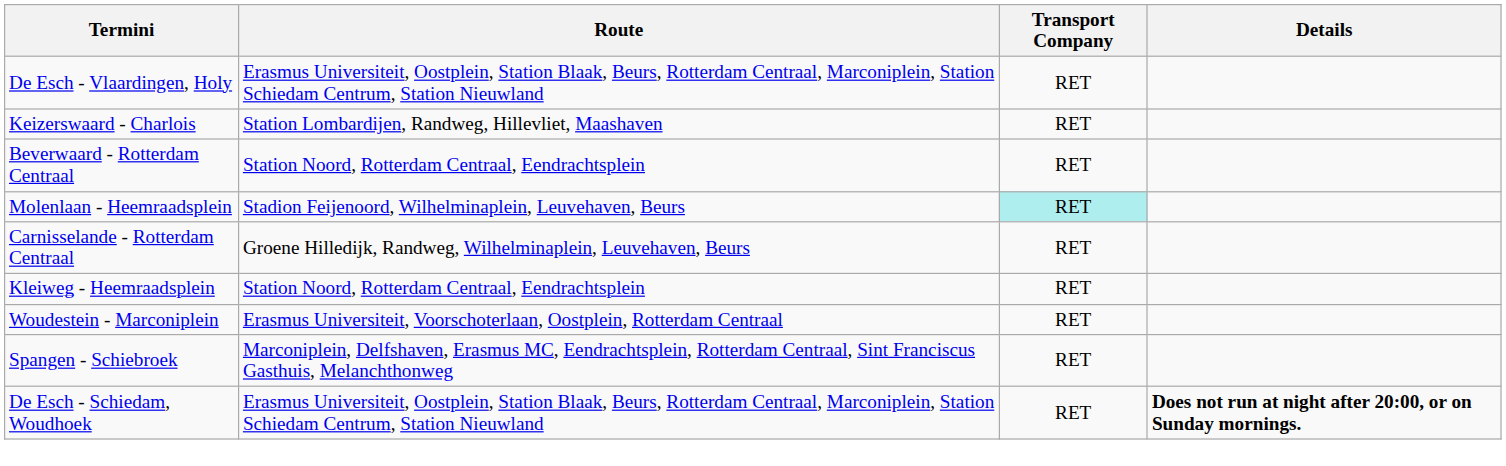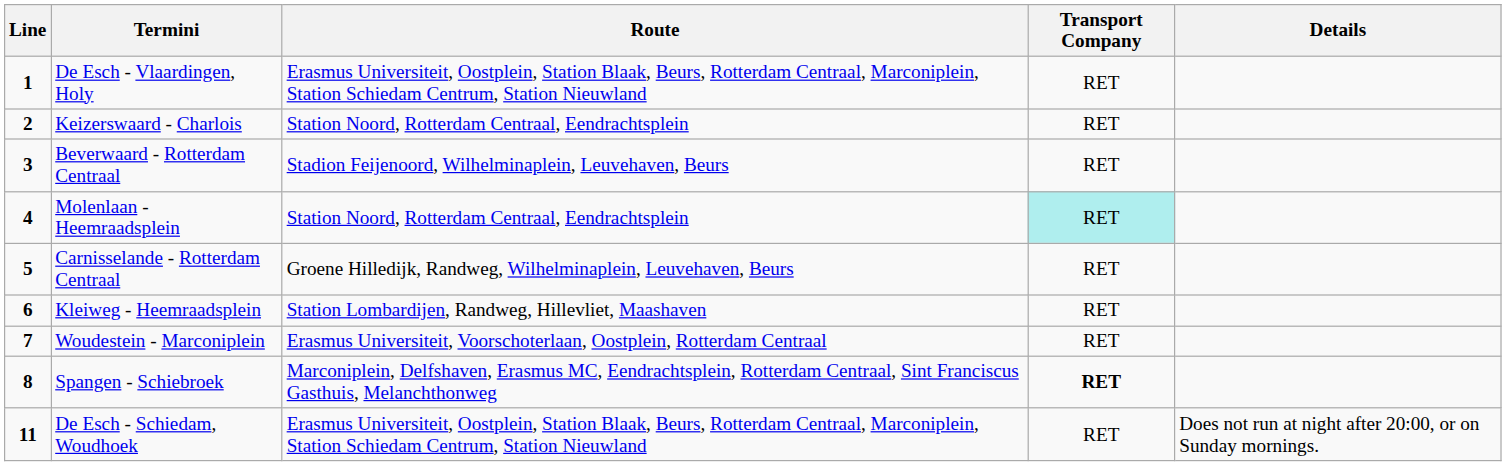+ column: (28, 30)
(453, 123) Station Lombardijen, Randweg, Hillevliet, Maashaven -> (488, 123) Station Noord, Rotterdam Centraal, Eendrachtsplein
(444, 165) Station Noord, Rotterdam Centraal, Eendrachtsplein -> (508, 165) Stadion Feijenoord, Wilhelminaplein, Leuvehaven, Beurs
(464, 206) Stadion Feijenoord, Wilhelminaplein, Leuvehaven, Beurs -> (488, 217) Station Noord, Rotterdam Centraal, Eendrachtsplein
(444, 288) Station Noord, Rotterdam Centraal, Eendrachtsplein -> (496, 310) Station Lombardijen, Randweg, Hillevliet, Maashaven
(1073, 360) normal -> (1101, 382) bold
(1312, 412) bold -> (1329, 434) normal
